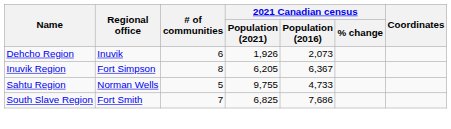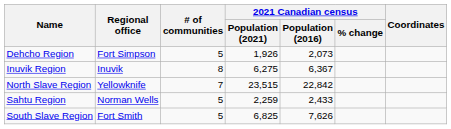(110, 54) Inuvik -> (126, 54) Fort Simpson
(220, 54) 6 -> (220, 54) 5
(126, 69) Fort Simpson -> (110, 69) Inuvik
(266, 69) 6,205 -> (266, 69) 6,275
+ row: (49, 85)
(266, 85) 9,755 -> (266, 100) 2,259
(321, 85) 4,733 -> (321, 100) 2,433
(220, 100) 7 -> (220, 116) 5
(321, 100) 7,686 -> (321, 116) 7,626
